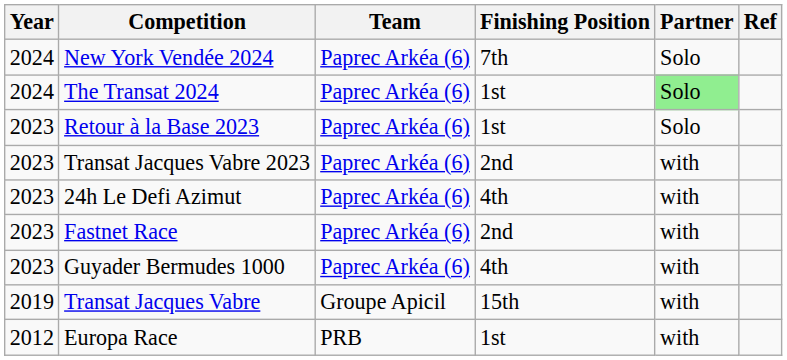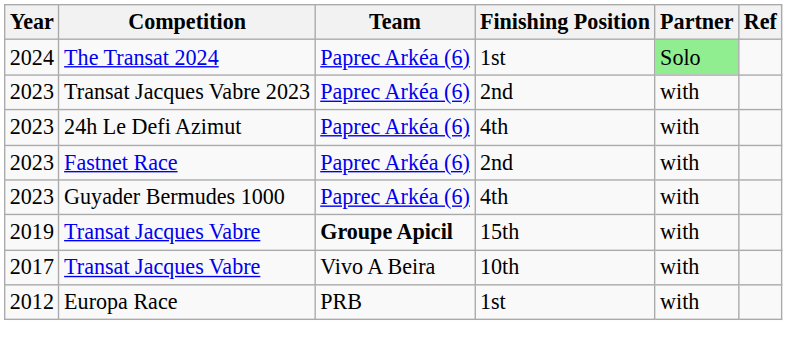- row: (169, 57)
- row: (162, 127)
(383, 302) normal -> (387, 232) bold
+ row: (162, 267)
